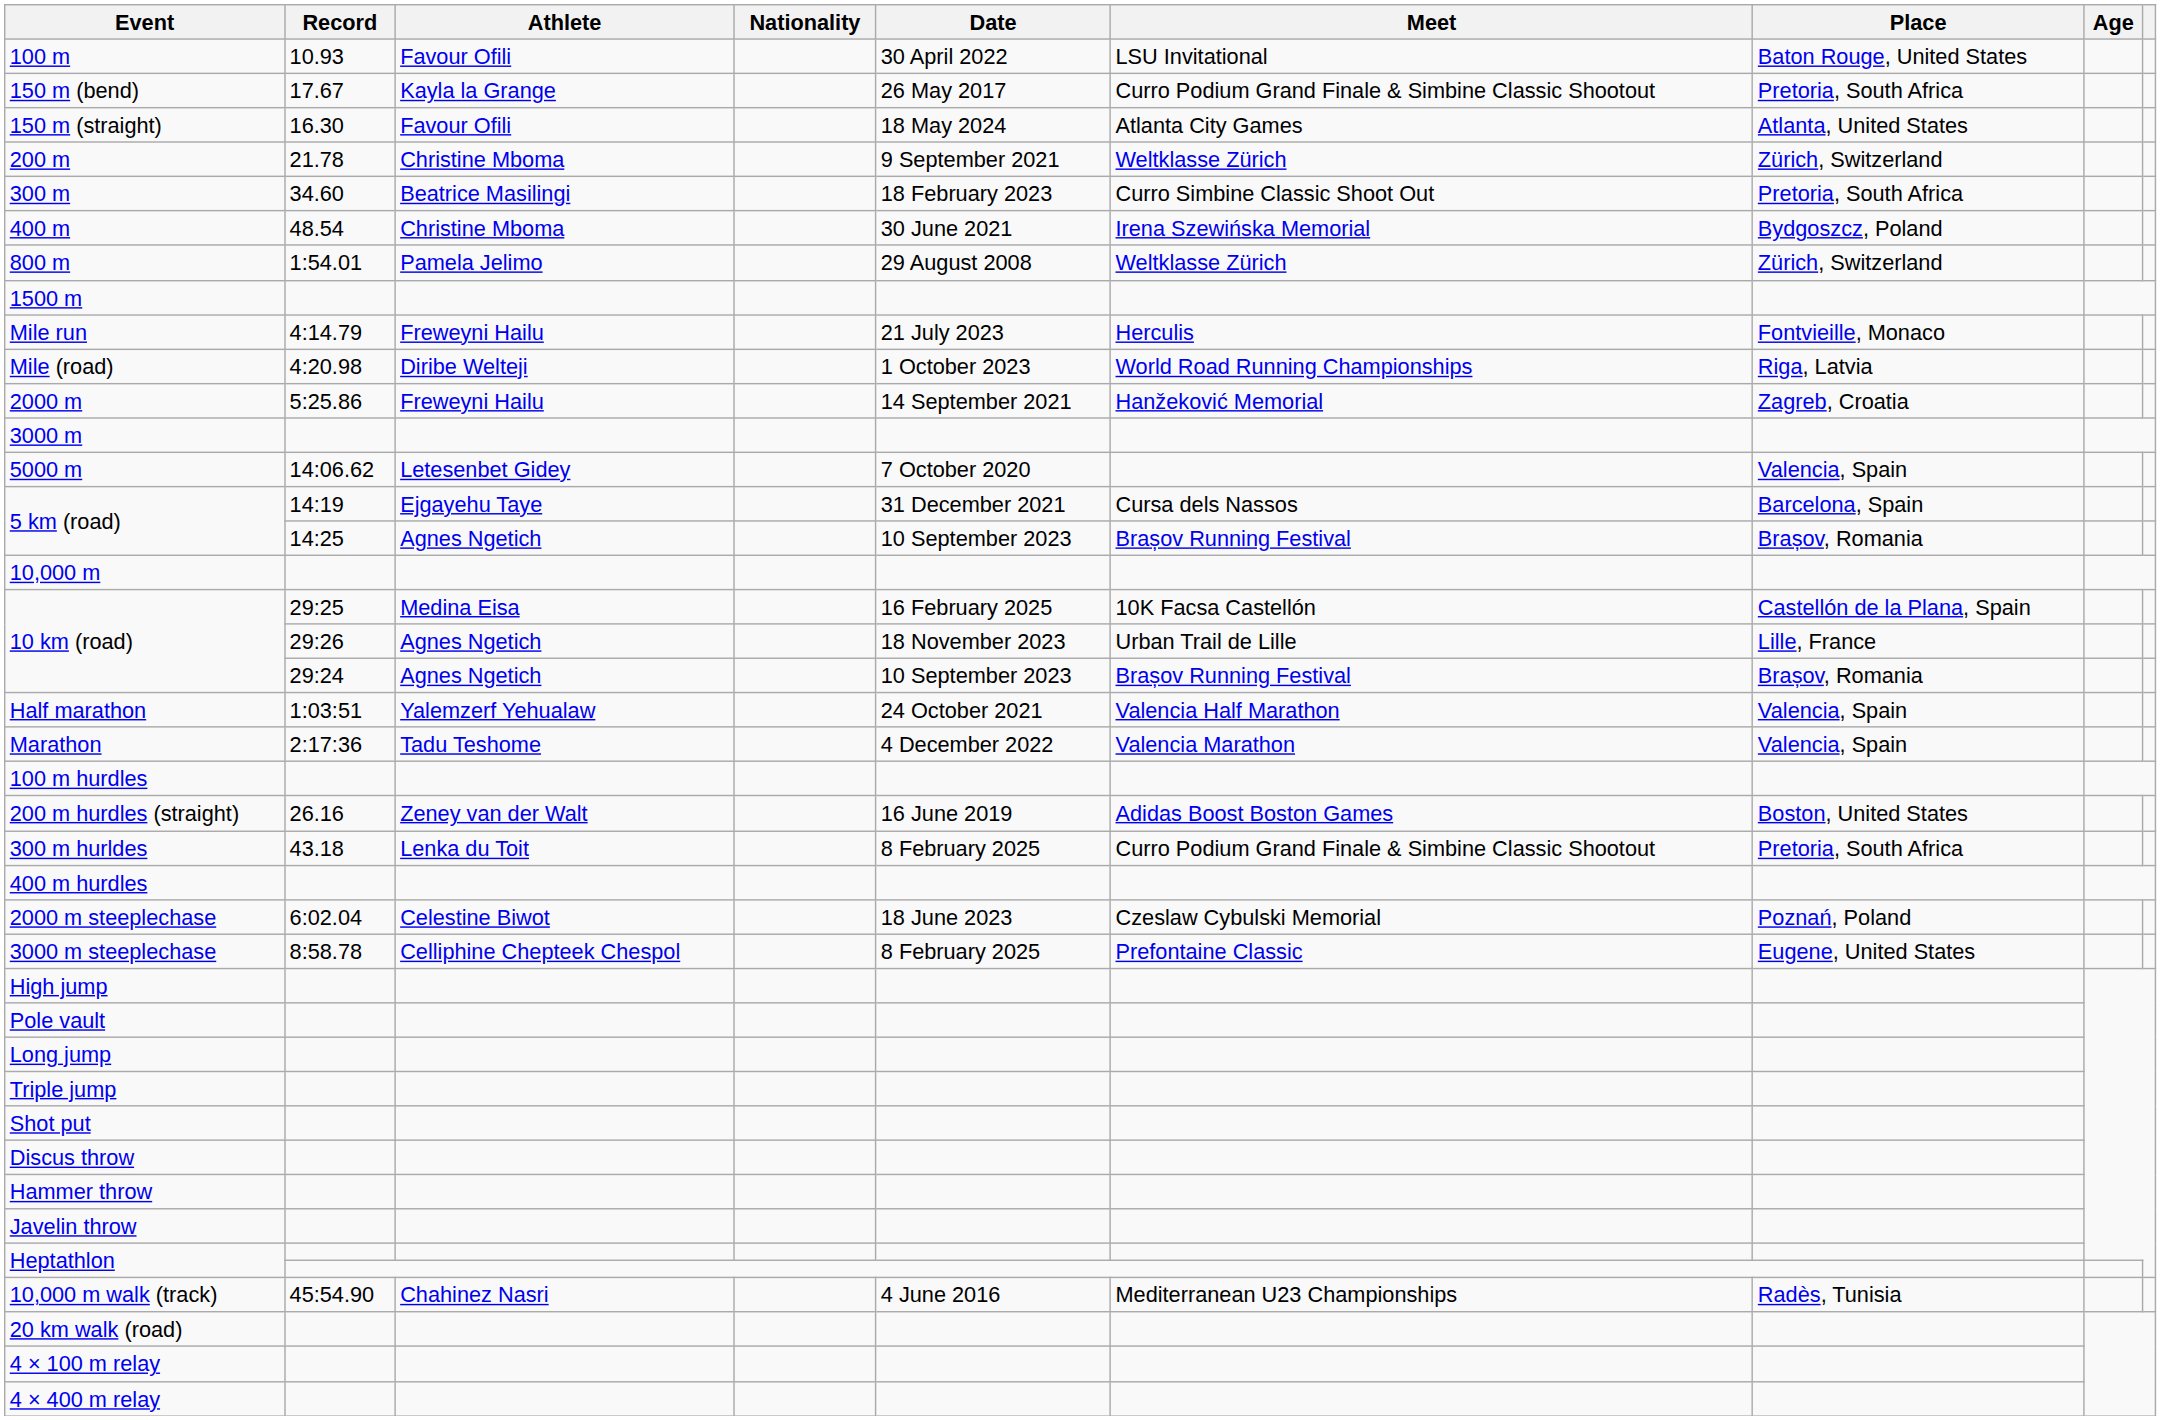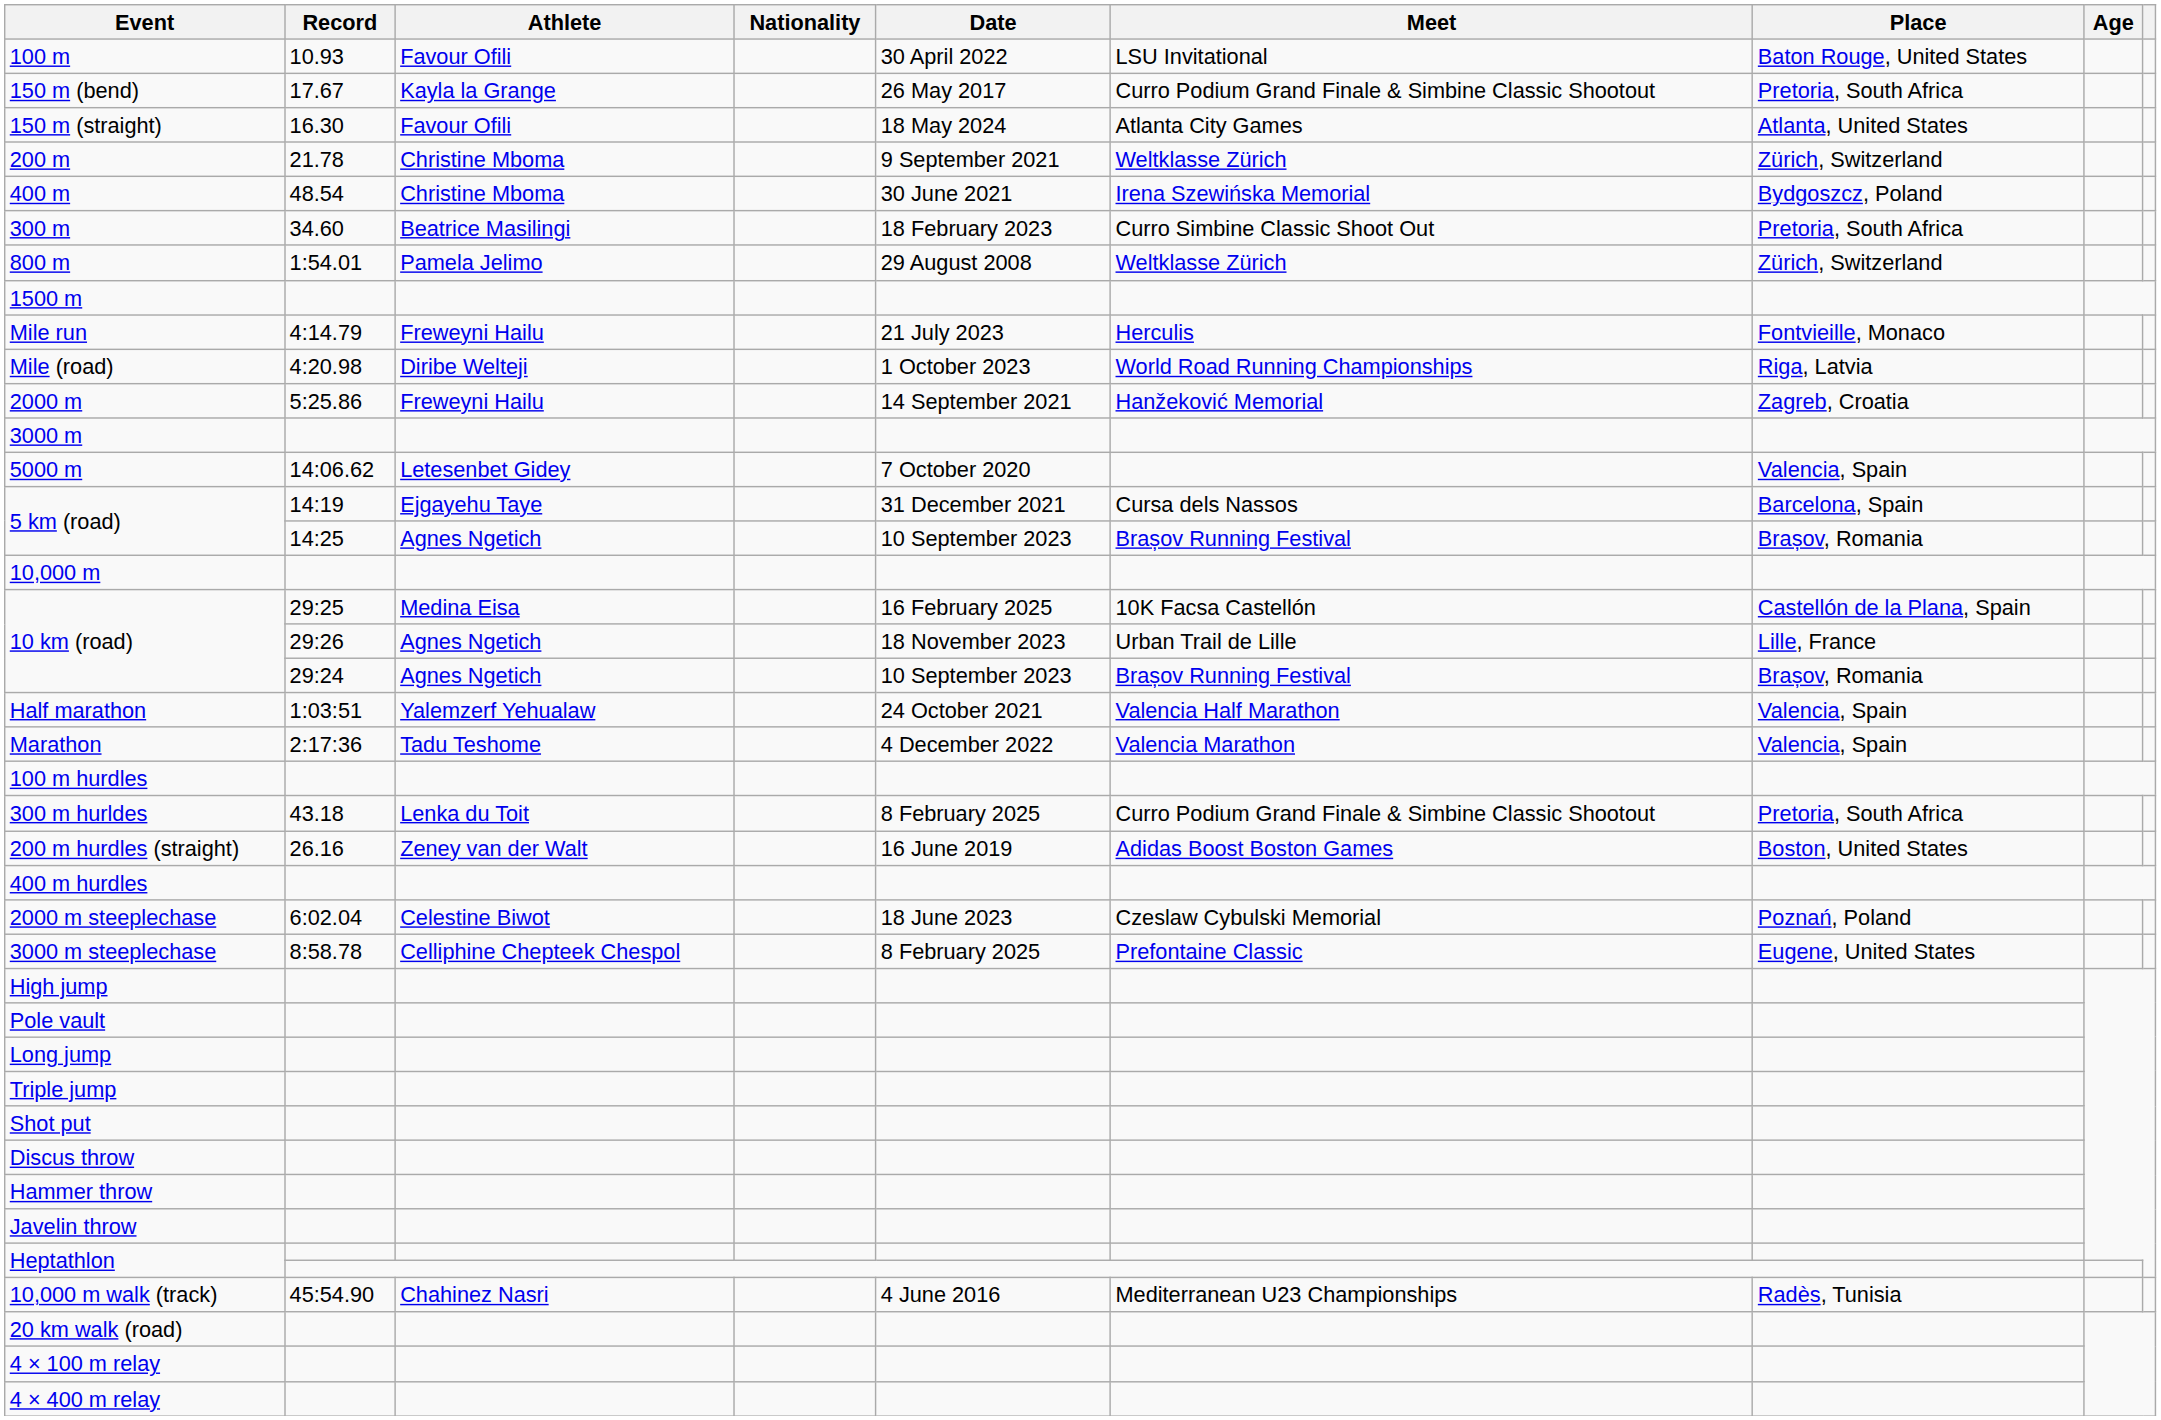rows swapped: (40, 194) <-> (40, 229)
rows swapped: (124, 814) <-> (79, 848)
